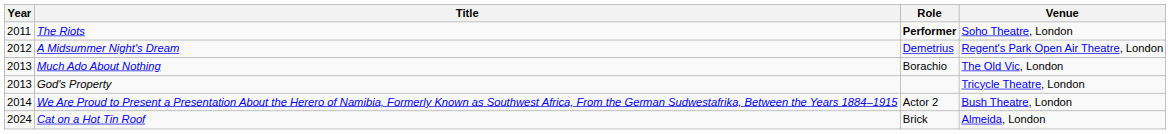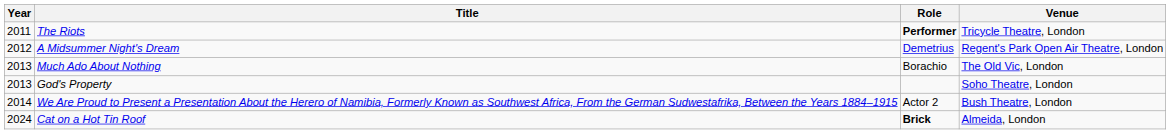(1017, 31) Soho Theatre, London -> (1023, 31) Tricycle Theatre, London
(1023, 84) Tricycle Theatre, London -> (1017, 84) Soho Theatre, London
(915, 119) normal -> (917, 119) bold
